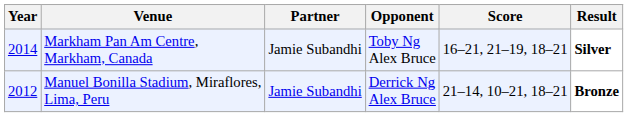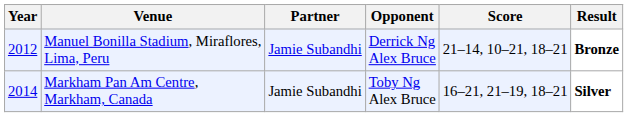rows swapped: (153, 91) <-> (121, 49)
